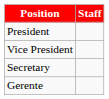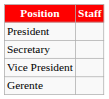rows swapped: (40, 49) <-> (28, 67)
